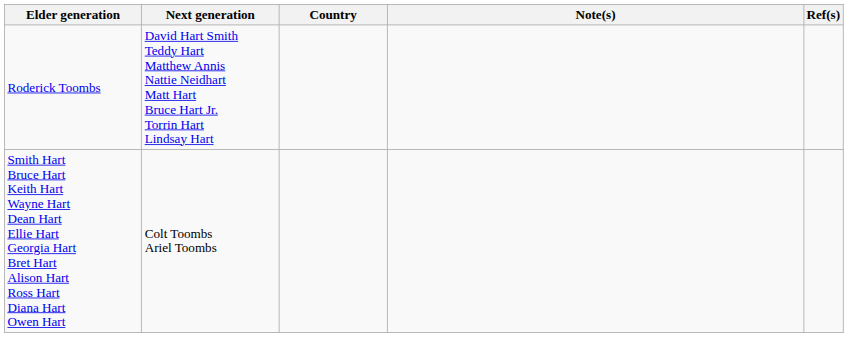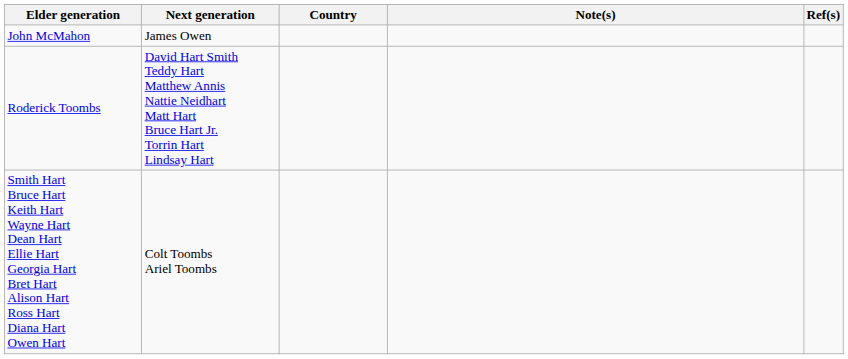+ row: (49, 35)
